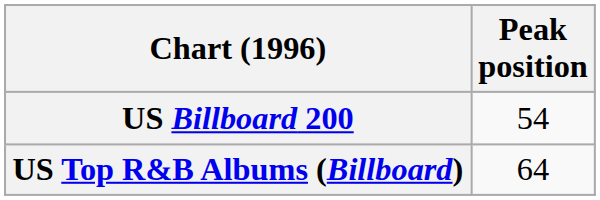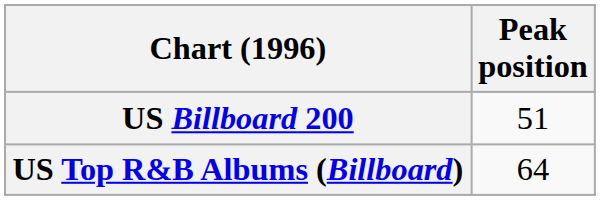(533, 117) 54 -> (533, 117) 51
